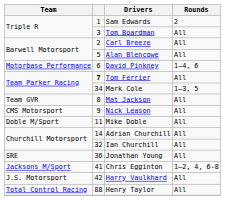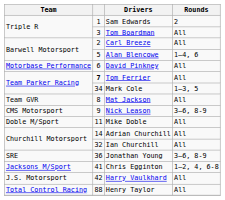(180, 55) All -> (186, 55) 1–4, 6
(186, 66) 1–4, 6 -> (180, 66) All
(180, 111) All -> (190, 111) 3–6, 8-9
(180, 156) All -> (190, 156) 3–6, 8-9
